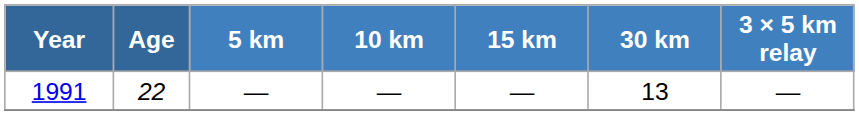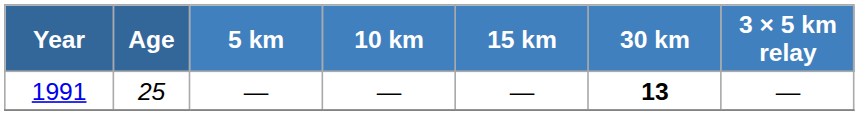(152, 91) 22 -> (152, 91) 25
(655, 91) normal -> (655, 91) bold
